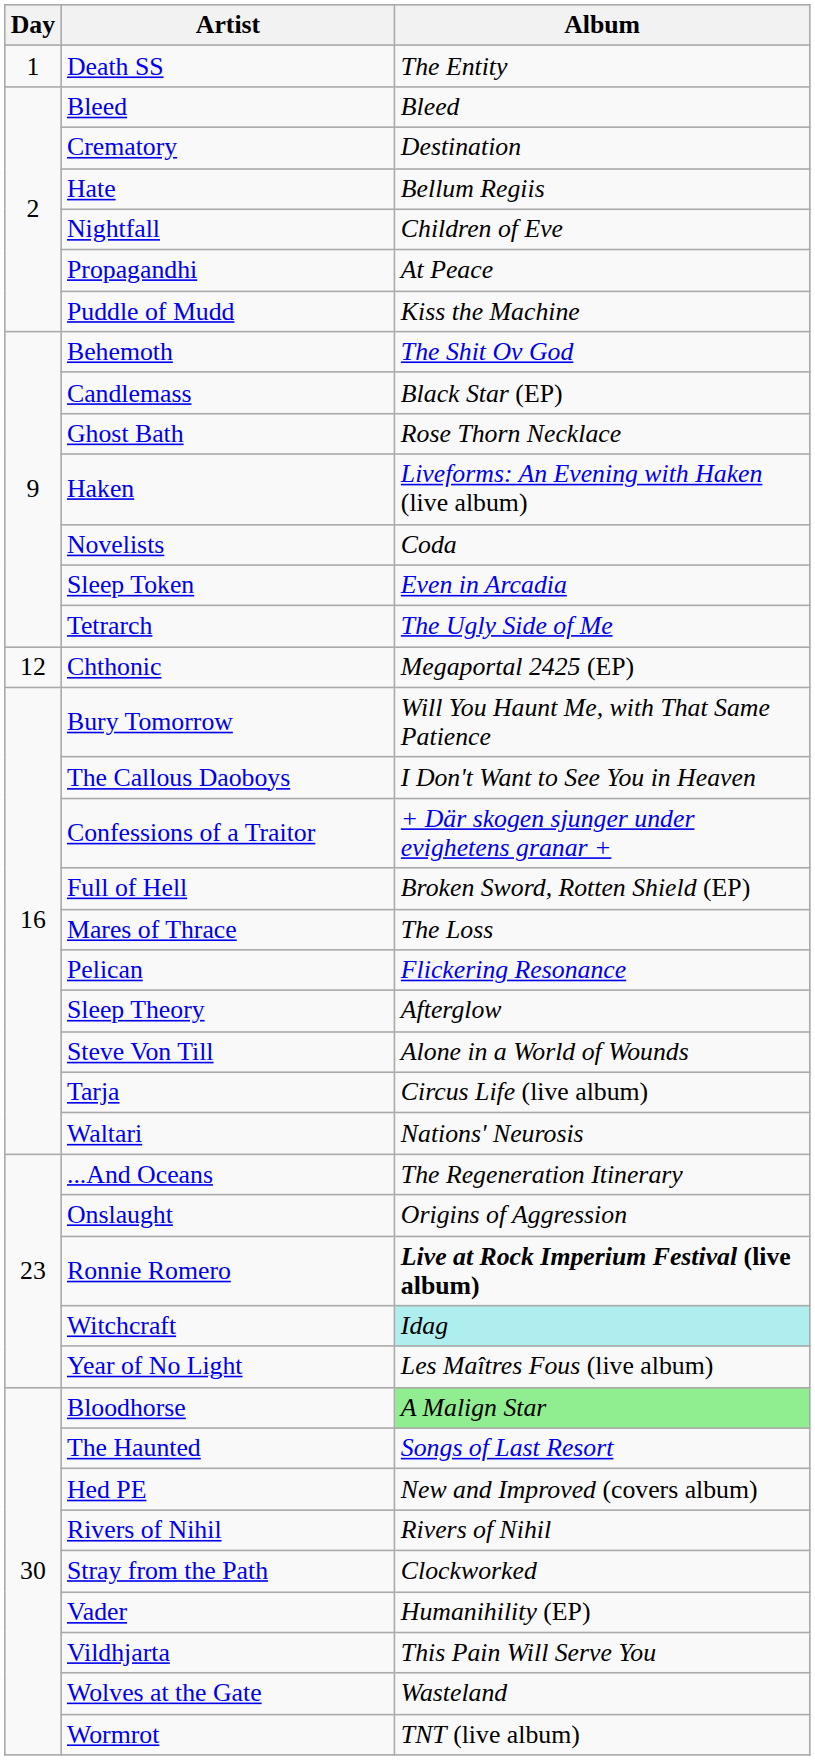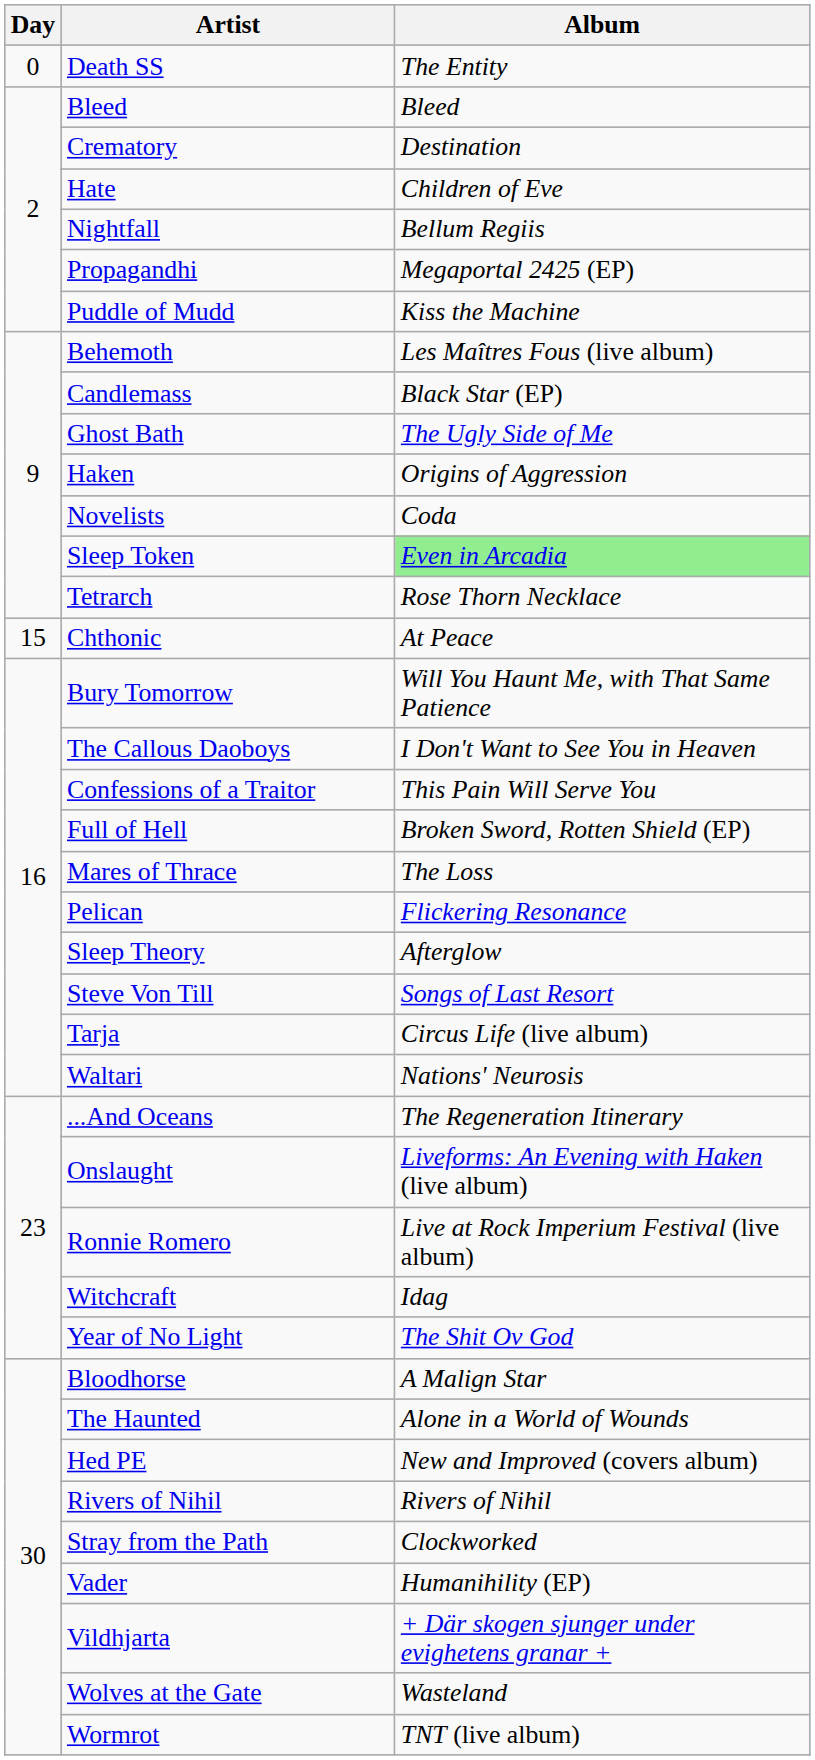(33, 65) 1 -> (33, 65) 0
(473, 188) Bellum Regiis -> (482, 188) Children of Eve
(482, 229) Children of Eve -> (473, 229) Bellum Regiis
(447, 270) At Peace -> (517, 270) Megaportal 2425 (EP)
(487, 351) The Shit Ov God -> (557, 351) Les Maîtres Fous (live album)
(511, 433) Rose Thorn Necklace -> (507, 433) The Ugly Side of Me
(582, 488) Liveforms: An Evening with Haken (live album) -> (514, 474) Origins of Aggression
(484, 585) no background -> (484, 556) lightgreen background
(507, 625) The Ugly Side of Me -> (511, 596) Rose Thorn Necklace
(33, 666) 12 -> (33, 637) 15
(517, 666) Megaportal 2425 (EP) -> (447, 637) At Peace
(548, 832) + Där skogen sjunger under evighetens granar + -> (528, 789) This Pain Will Serve You
(545, 1051) Alone in a World of Wounds -> (507, 993) Songs of Last Resort
(514, 1214) Origins of Aggression -> (582, 1171) Liveforms: An Evening with Haken (live album)
(596, 1270) bold -> (590, 1241) normal
(424, 1325) paleturquoise background -> (424, 1296) no background
(557, 1366) Les Maîtres Fous (live album) -> (487, 1337) The Shit Ov God
(474, 1407) lightgreen background -> (474, 1378) no background
(507, 1448) Songs of Last Resort -> (545, 1419) Alone in a World of Wounds
(528, 1652) This Pain Will Serve You -> (548, 1637) + Där skogen sjunger under evighetens granar +
